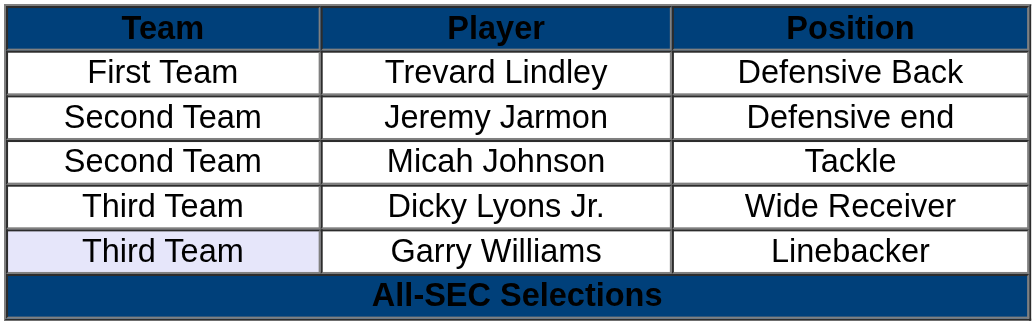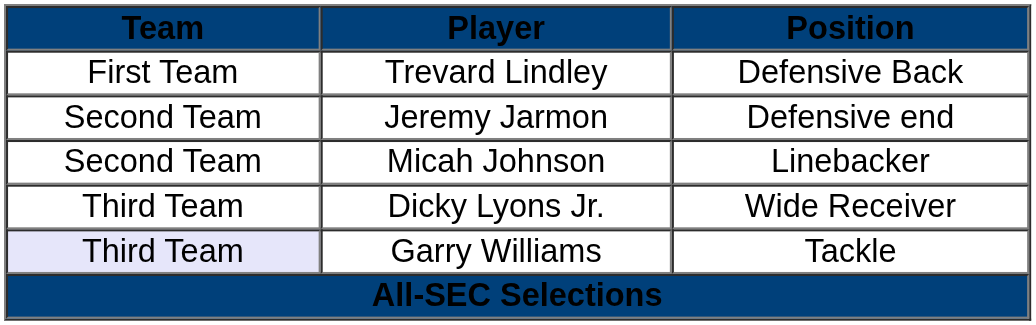(850, 161) Tackle -> (850, 161) Linebacker
(850, 251) Linebacker -> (850, 251) Tackle
